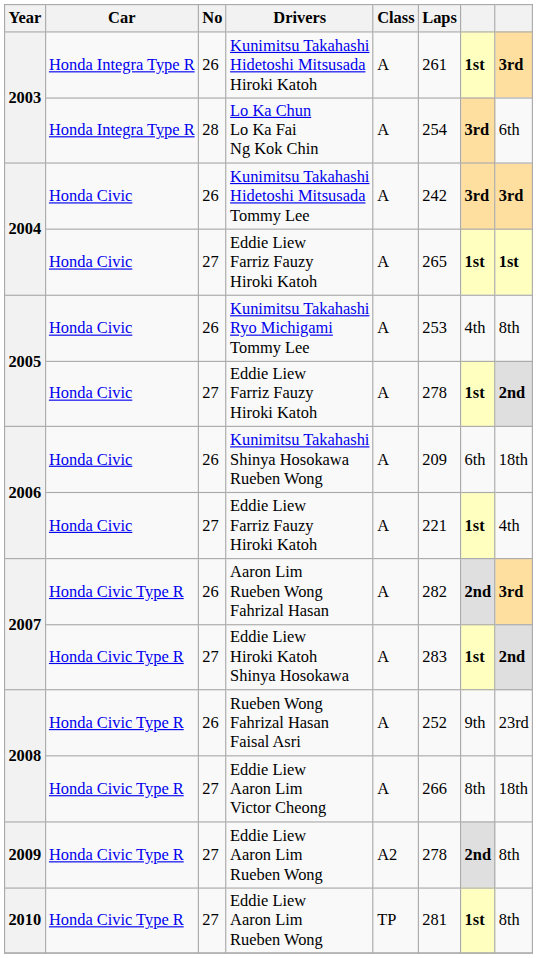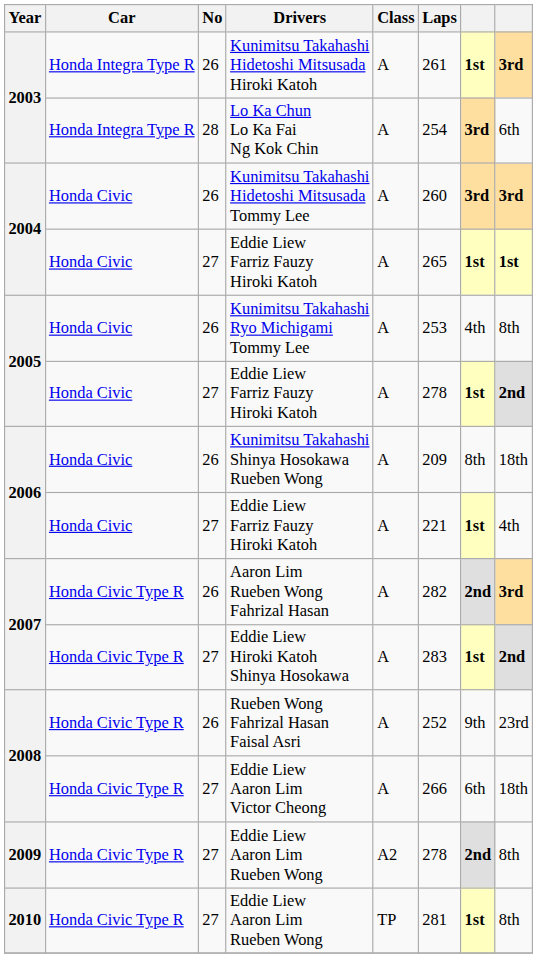(435, 196) 242 -> (435, 196) 260
(475, 459) 6th -> (475, 459) 8th
(475, 789) 8th -> (475, 789) 6th
